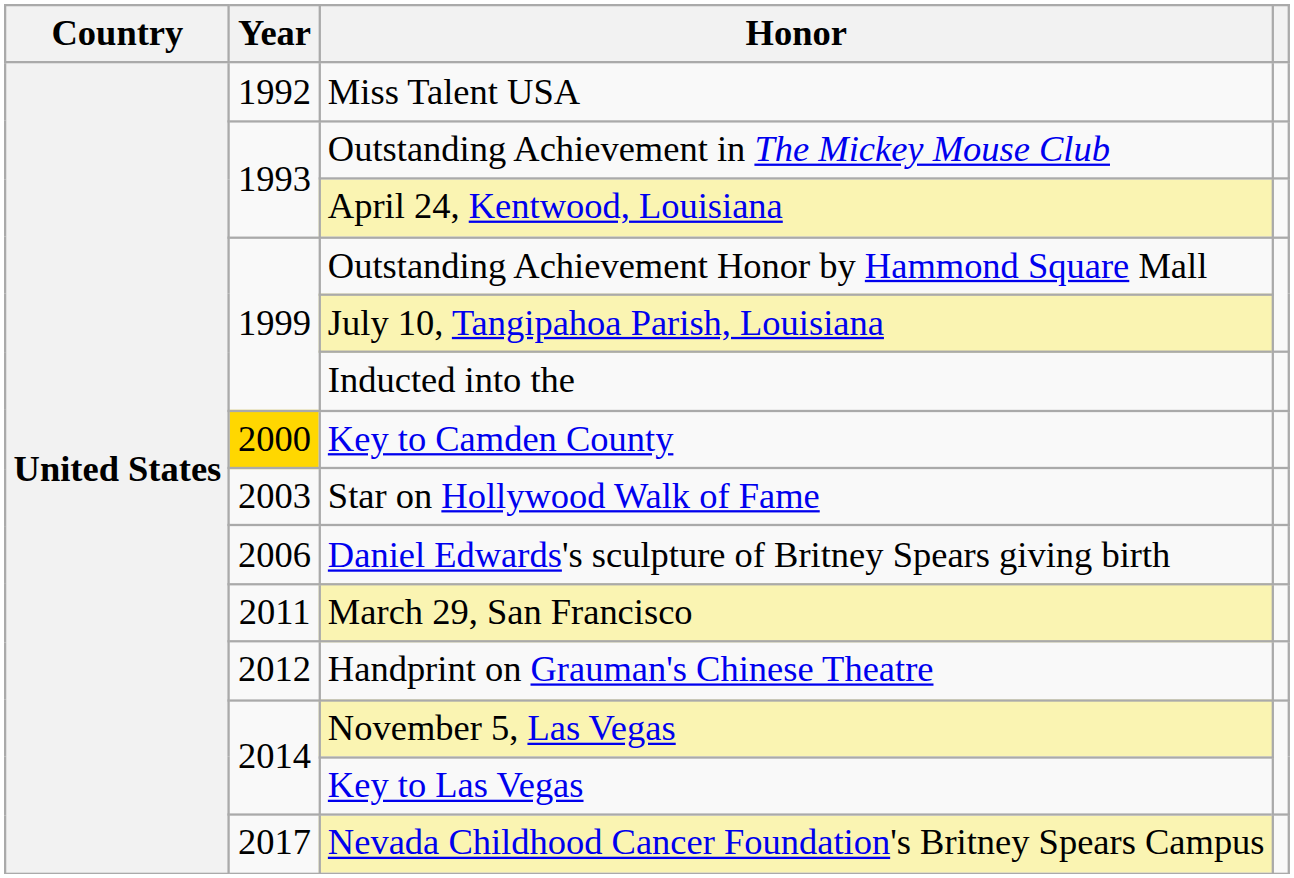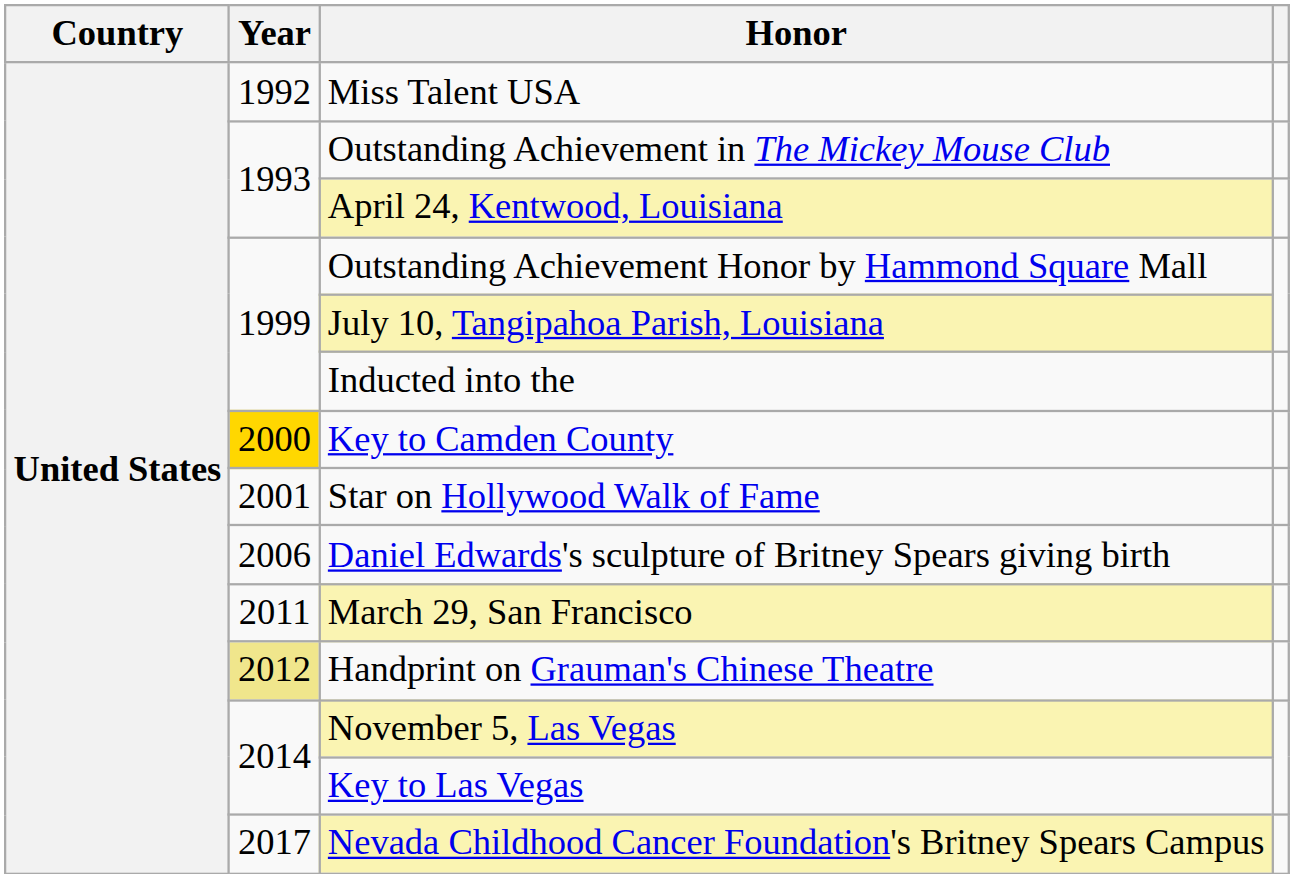(275, 496) 2003 -> (275, 496) 2001
(275, 669) no background -> (275, 669) khaki background
